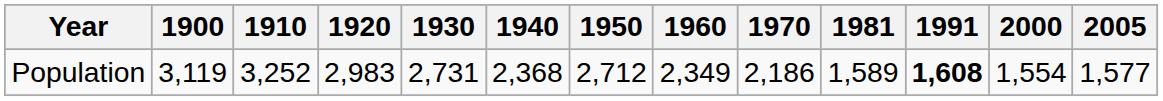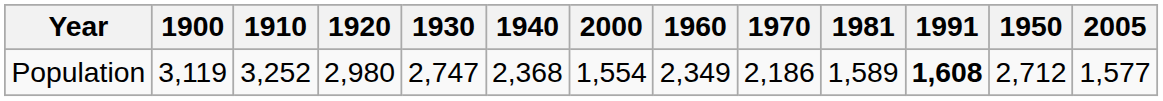columns swapped: (611, 26) <-> (1031, 26)
(360, 71) 2,983 -> (360, 71) 2,980
(443, 71) 2,731 -> (443, 71) 2,747
